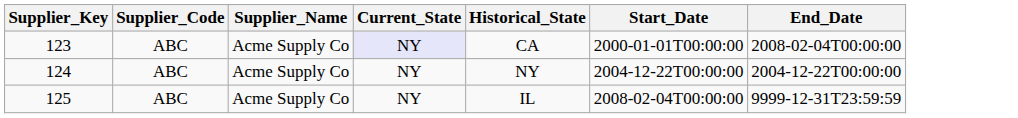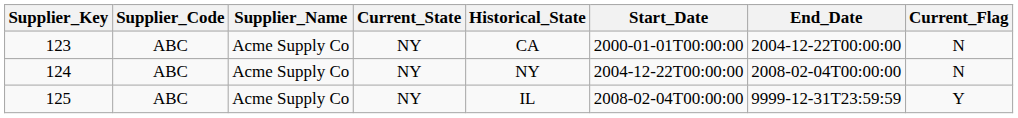+ column: (959, 17)
(409, 44) lavender background -> (409, 44) no background
(826, 44) 2008-02-04T00:00:00 -> (826, 44) 2004-12-22T00:00:00
(826, 71) 2004-12-22T00:00:00 -> (826, 71) 2008-02-04T00:00:00
